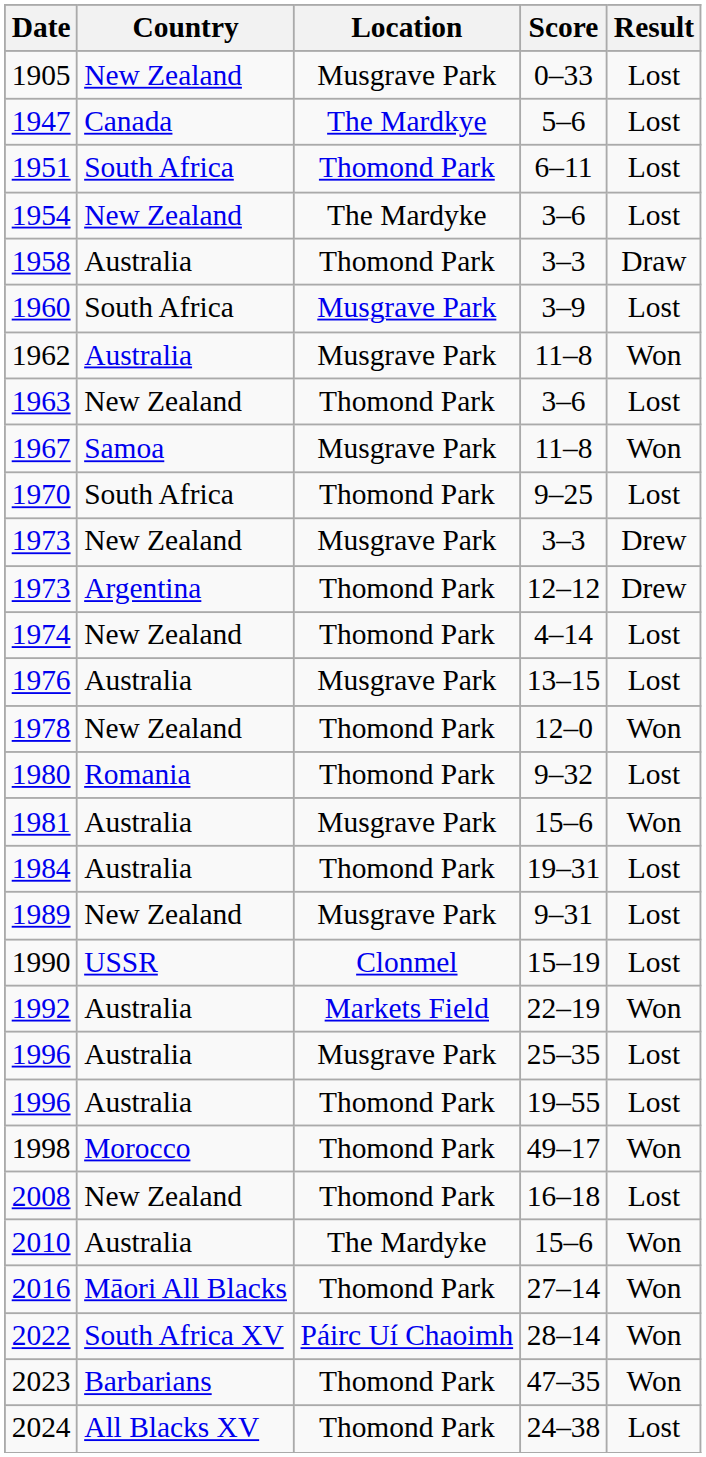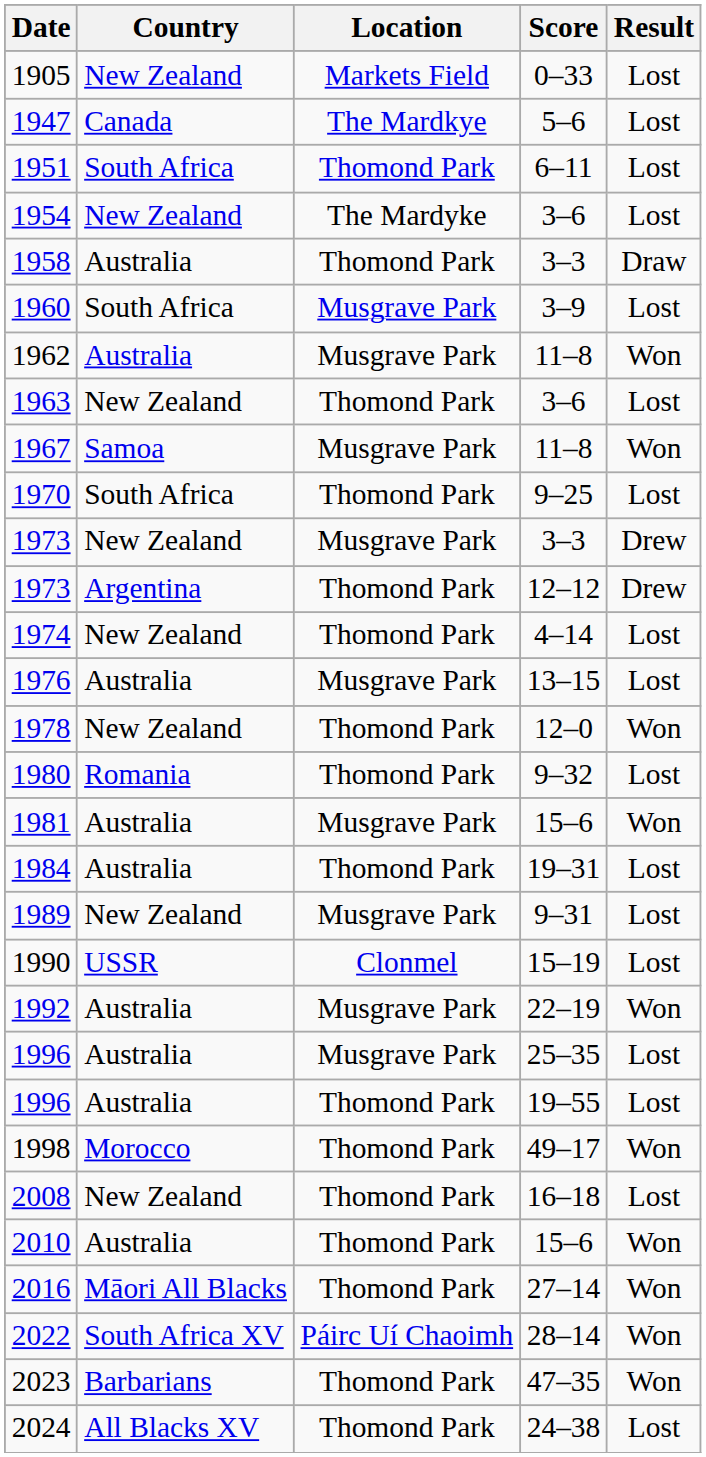(407, 74) Musgrave Park -> (407, 74) Markets Field
(407, 1008) Markets Field -> (407, 1008) Musgrave Park
(407, 1241) The Mardyke -> (407, 1241) Thomond Park
